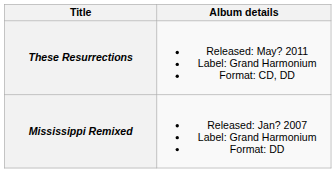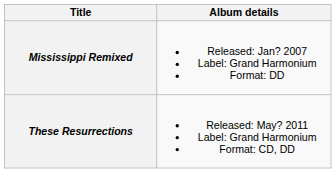rows swapped: (81, 131) <-> (81, 58)
